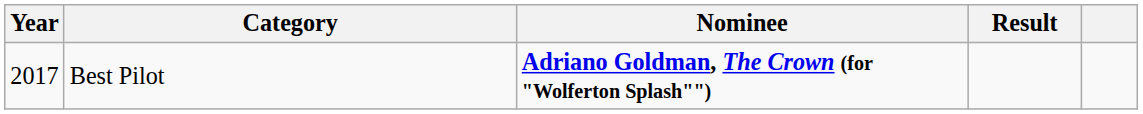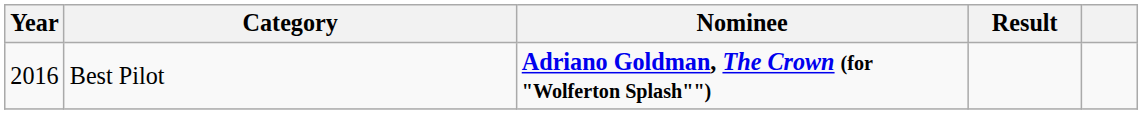(34, 75) 2017 -> (34, 75) 2016
